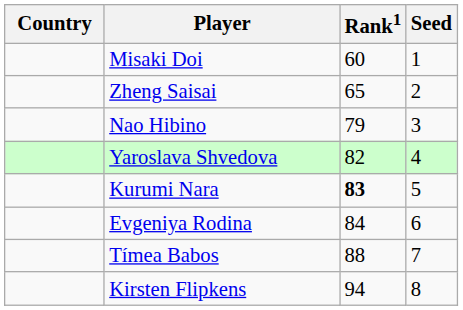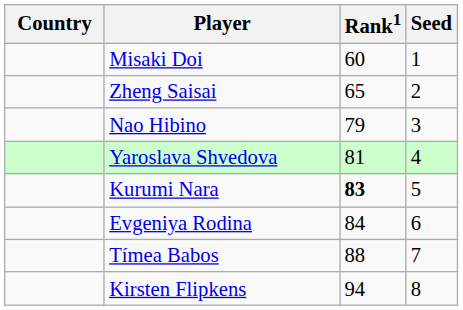(355, 157) 82 -> (355, 157) 81
